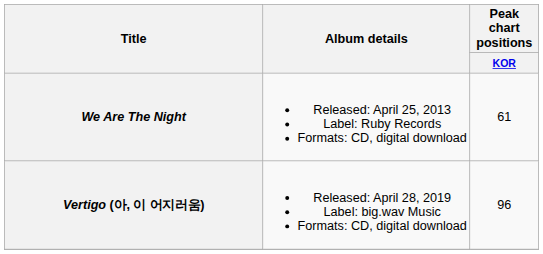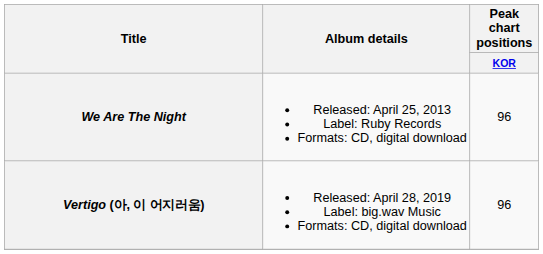(504, 117) 61 -> (504, 117) 96
